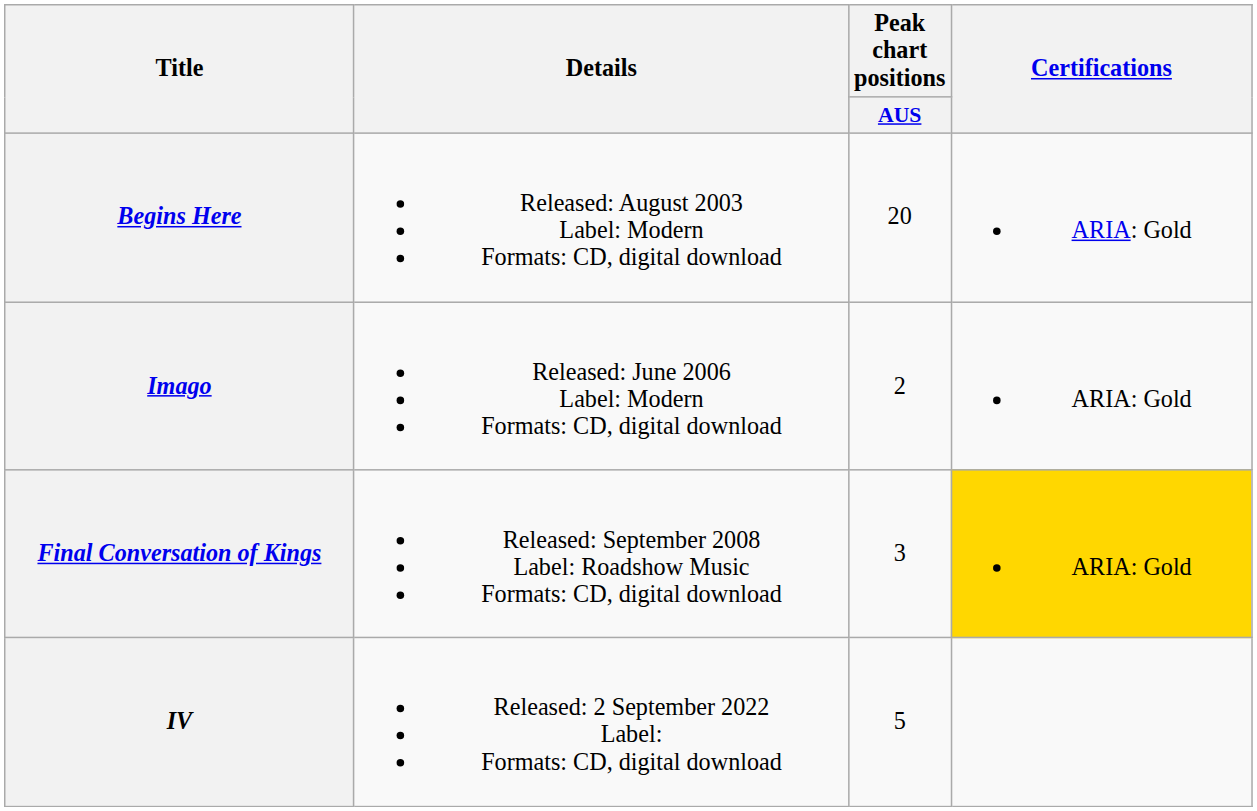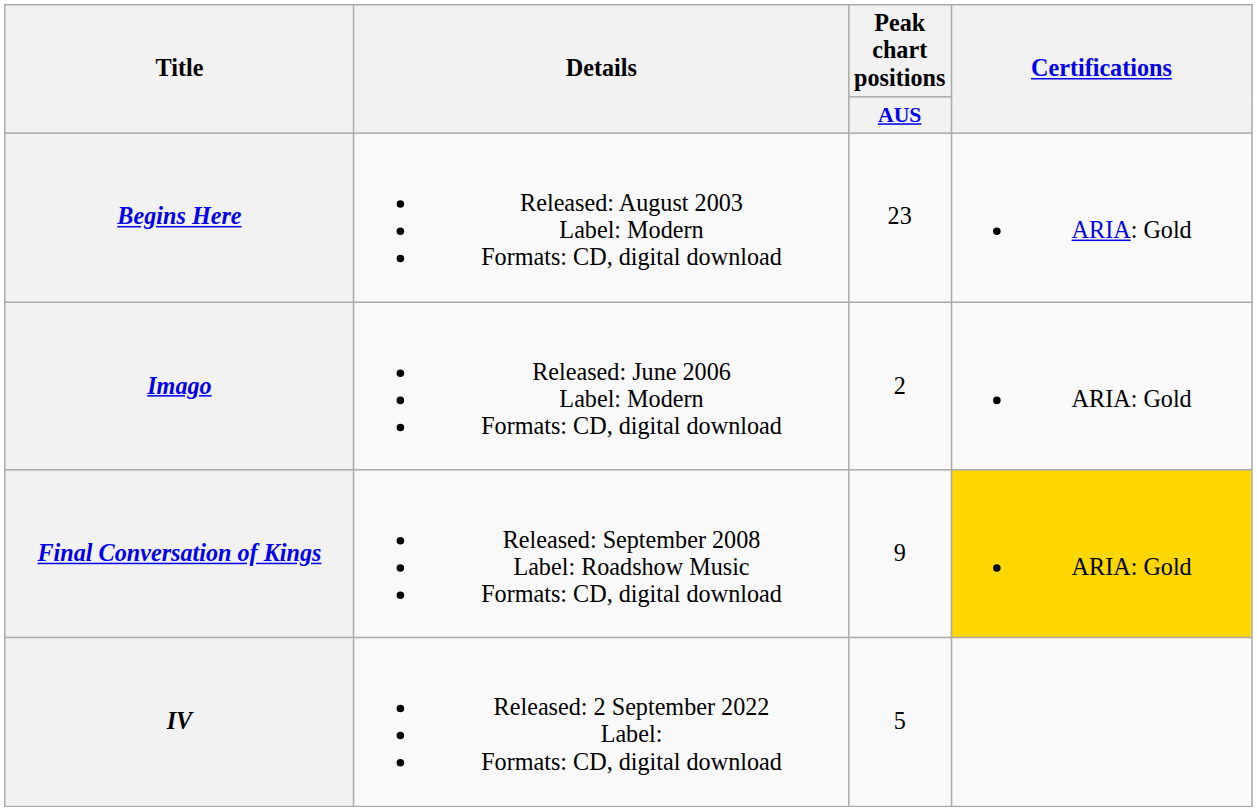(900, 217) 20 -> (900, 217) 23
(900, 553) 3 -> (900, 553) 9
